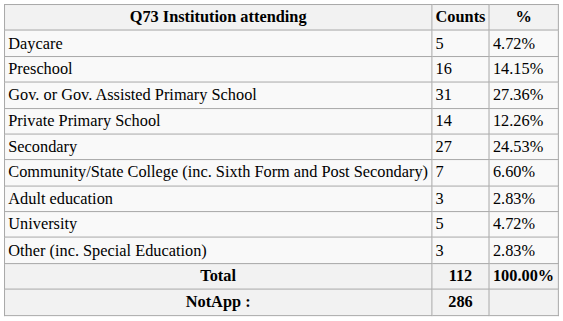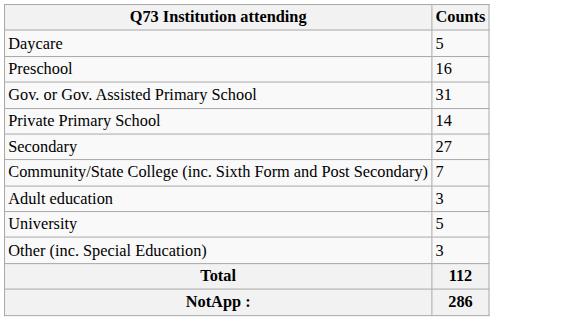- column: (524, 17)
